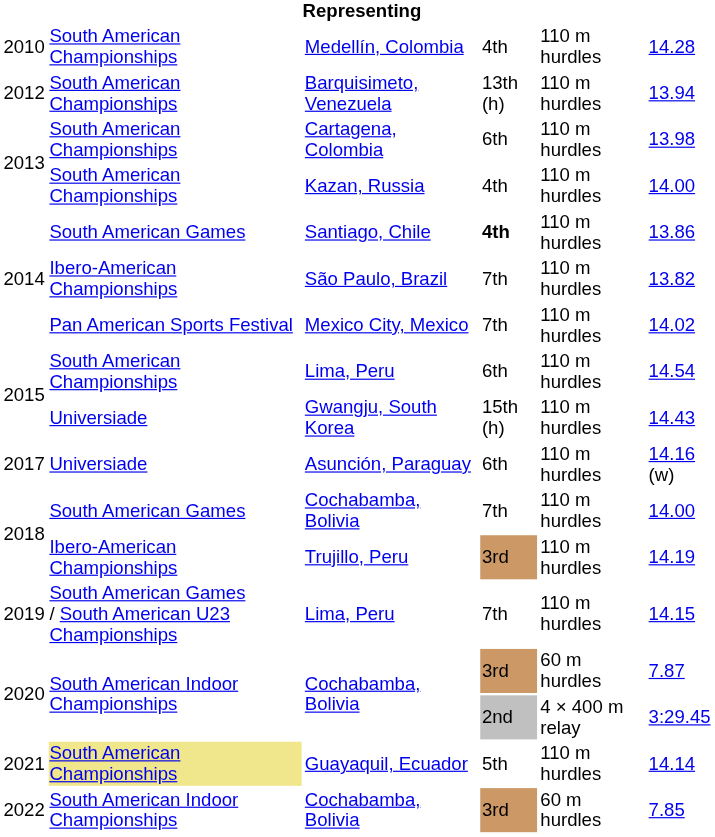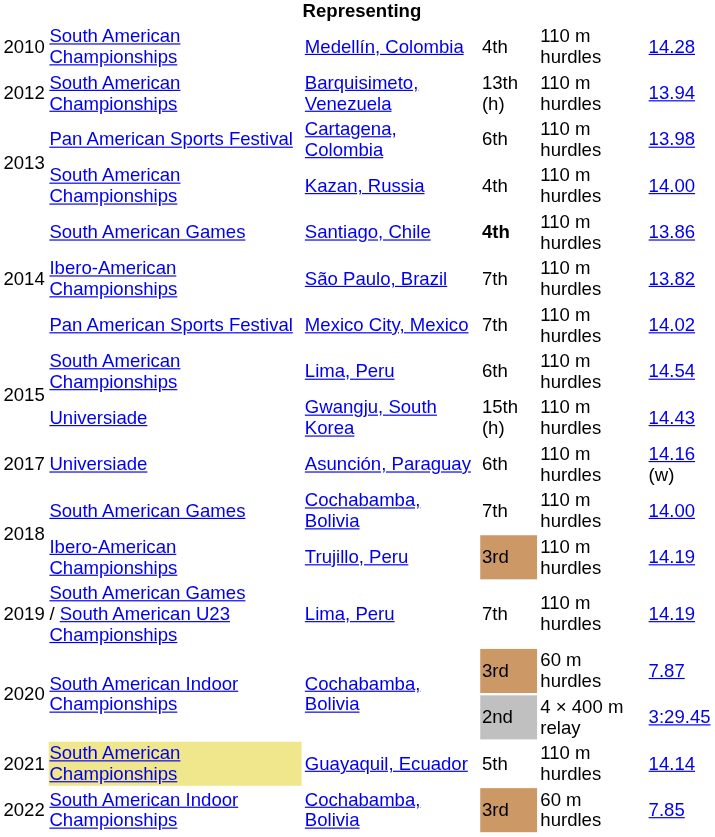(115, 139) South American Championships -> (171, 139) Pan American Sports Festival
(672, 614) 14.15 -> (672, 614) 14.19
